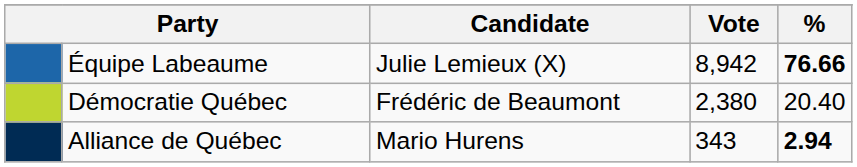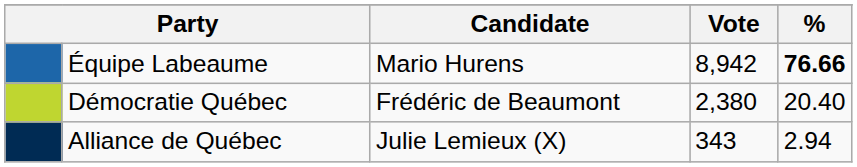(471, 63) Julie Lemieux (X) -> (450, 63) Mario Hurens
(450, 141) Mario Hurens -> (471, 141) Julie Lemieux (X)
(808, 141) bold -> (808, 141) normal
